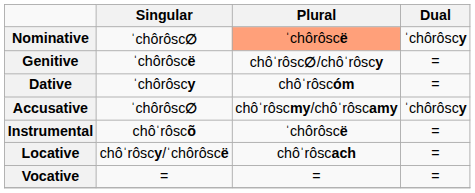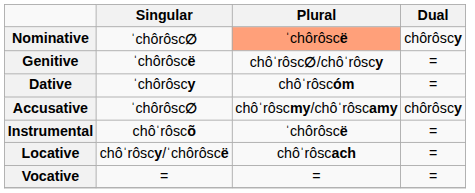(435, 38) ˈchôrôscy -> (433, 38) chôrôscy
(435, 108) ˈchôrôscy -> (433, 108) chôrôscy
